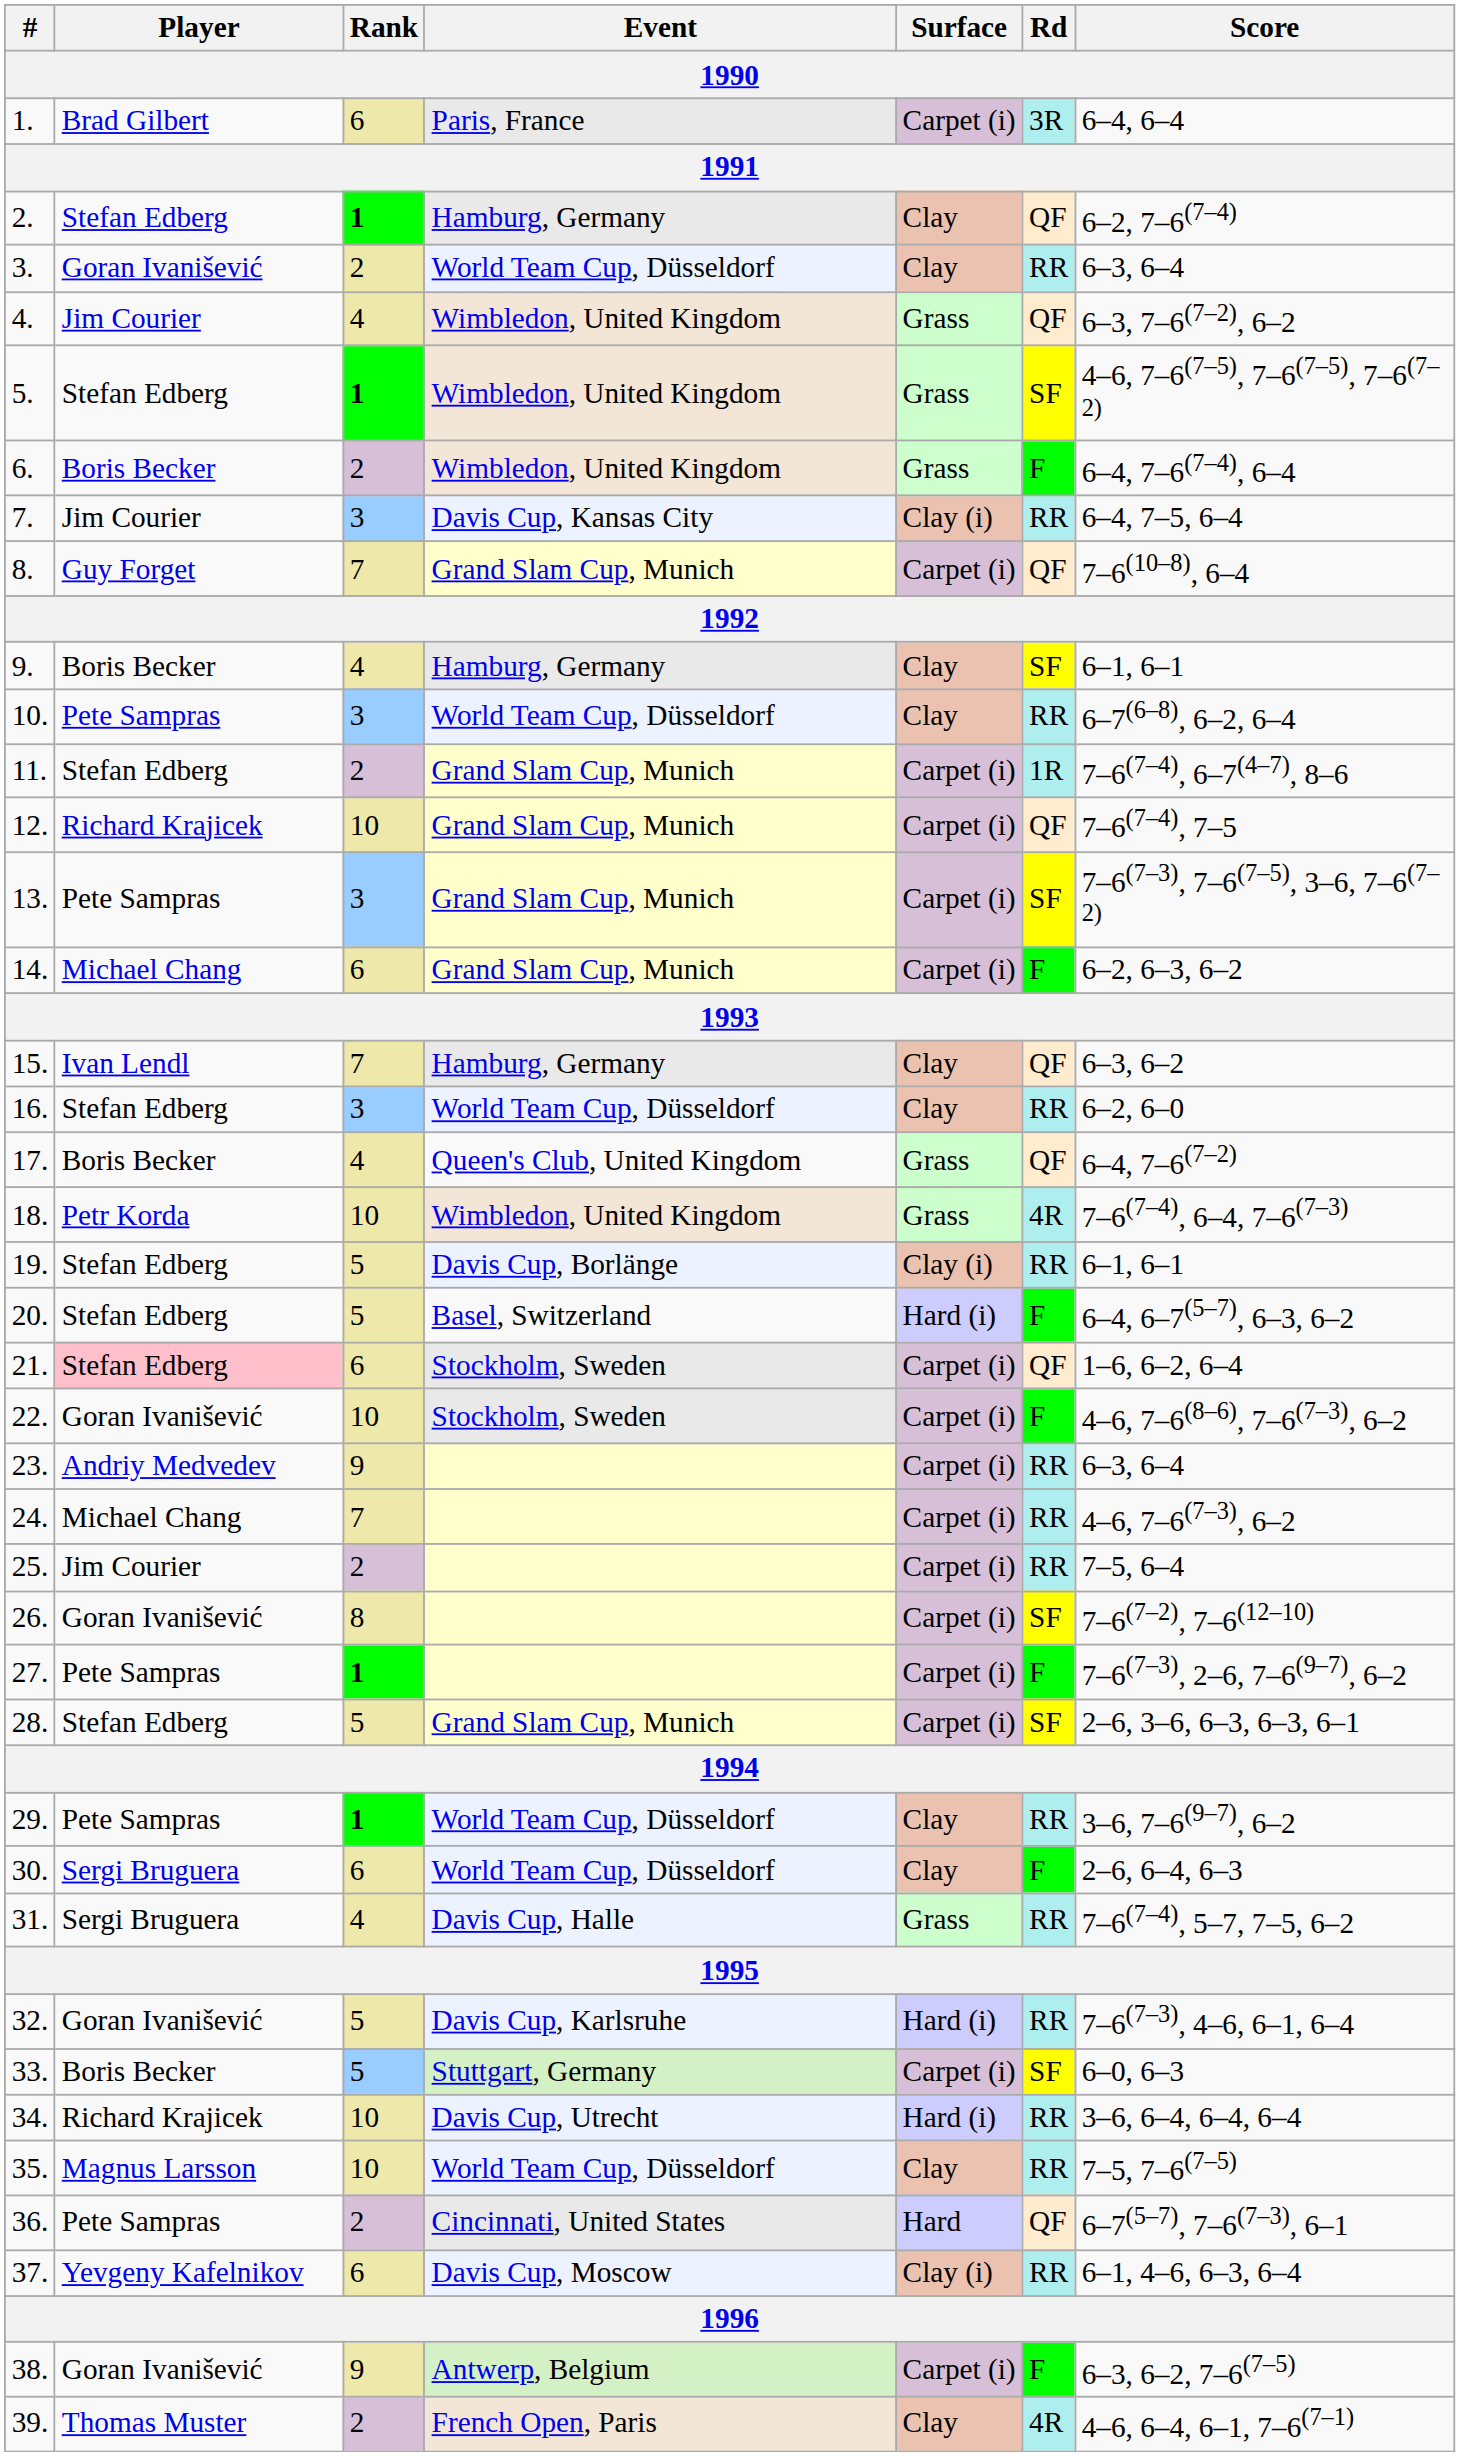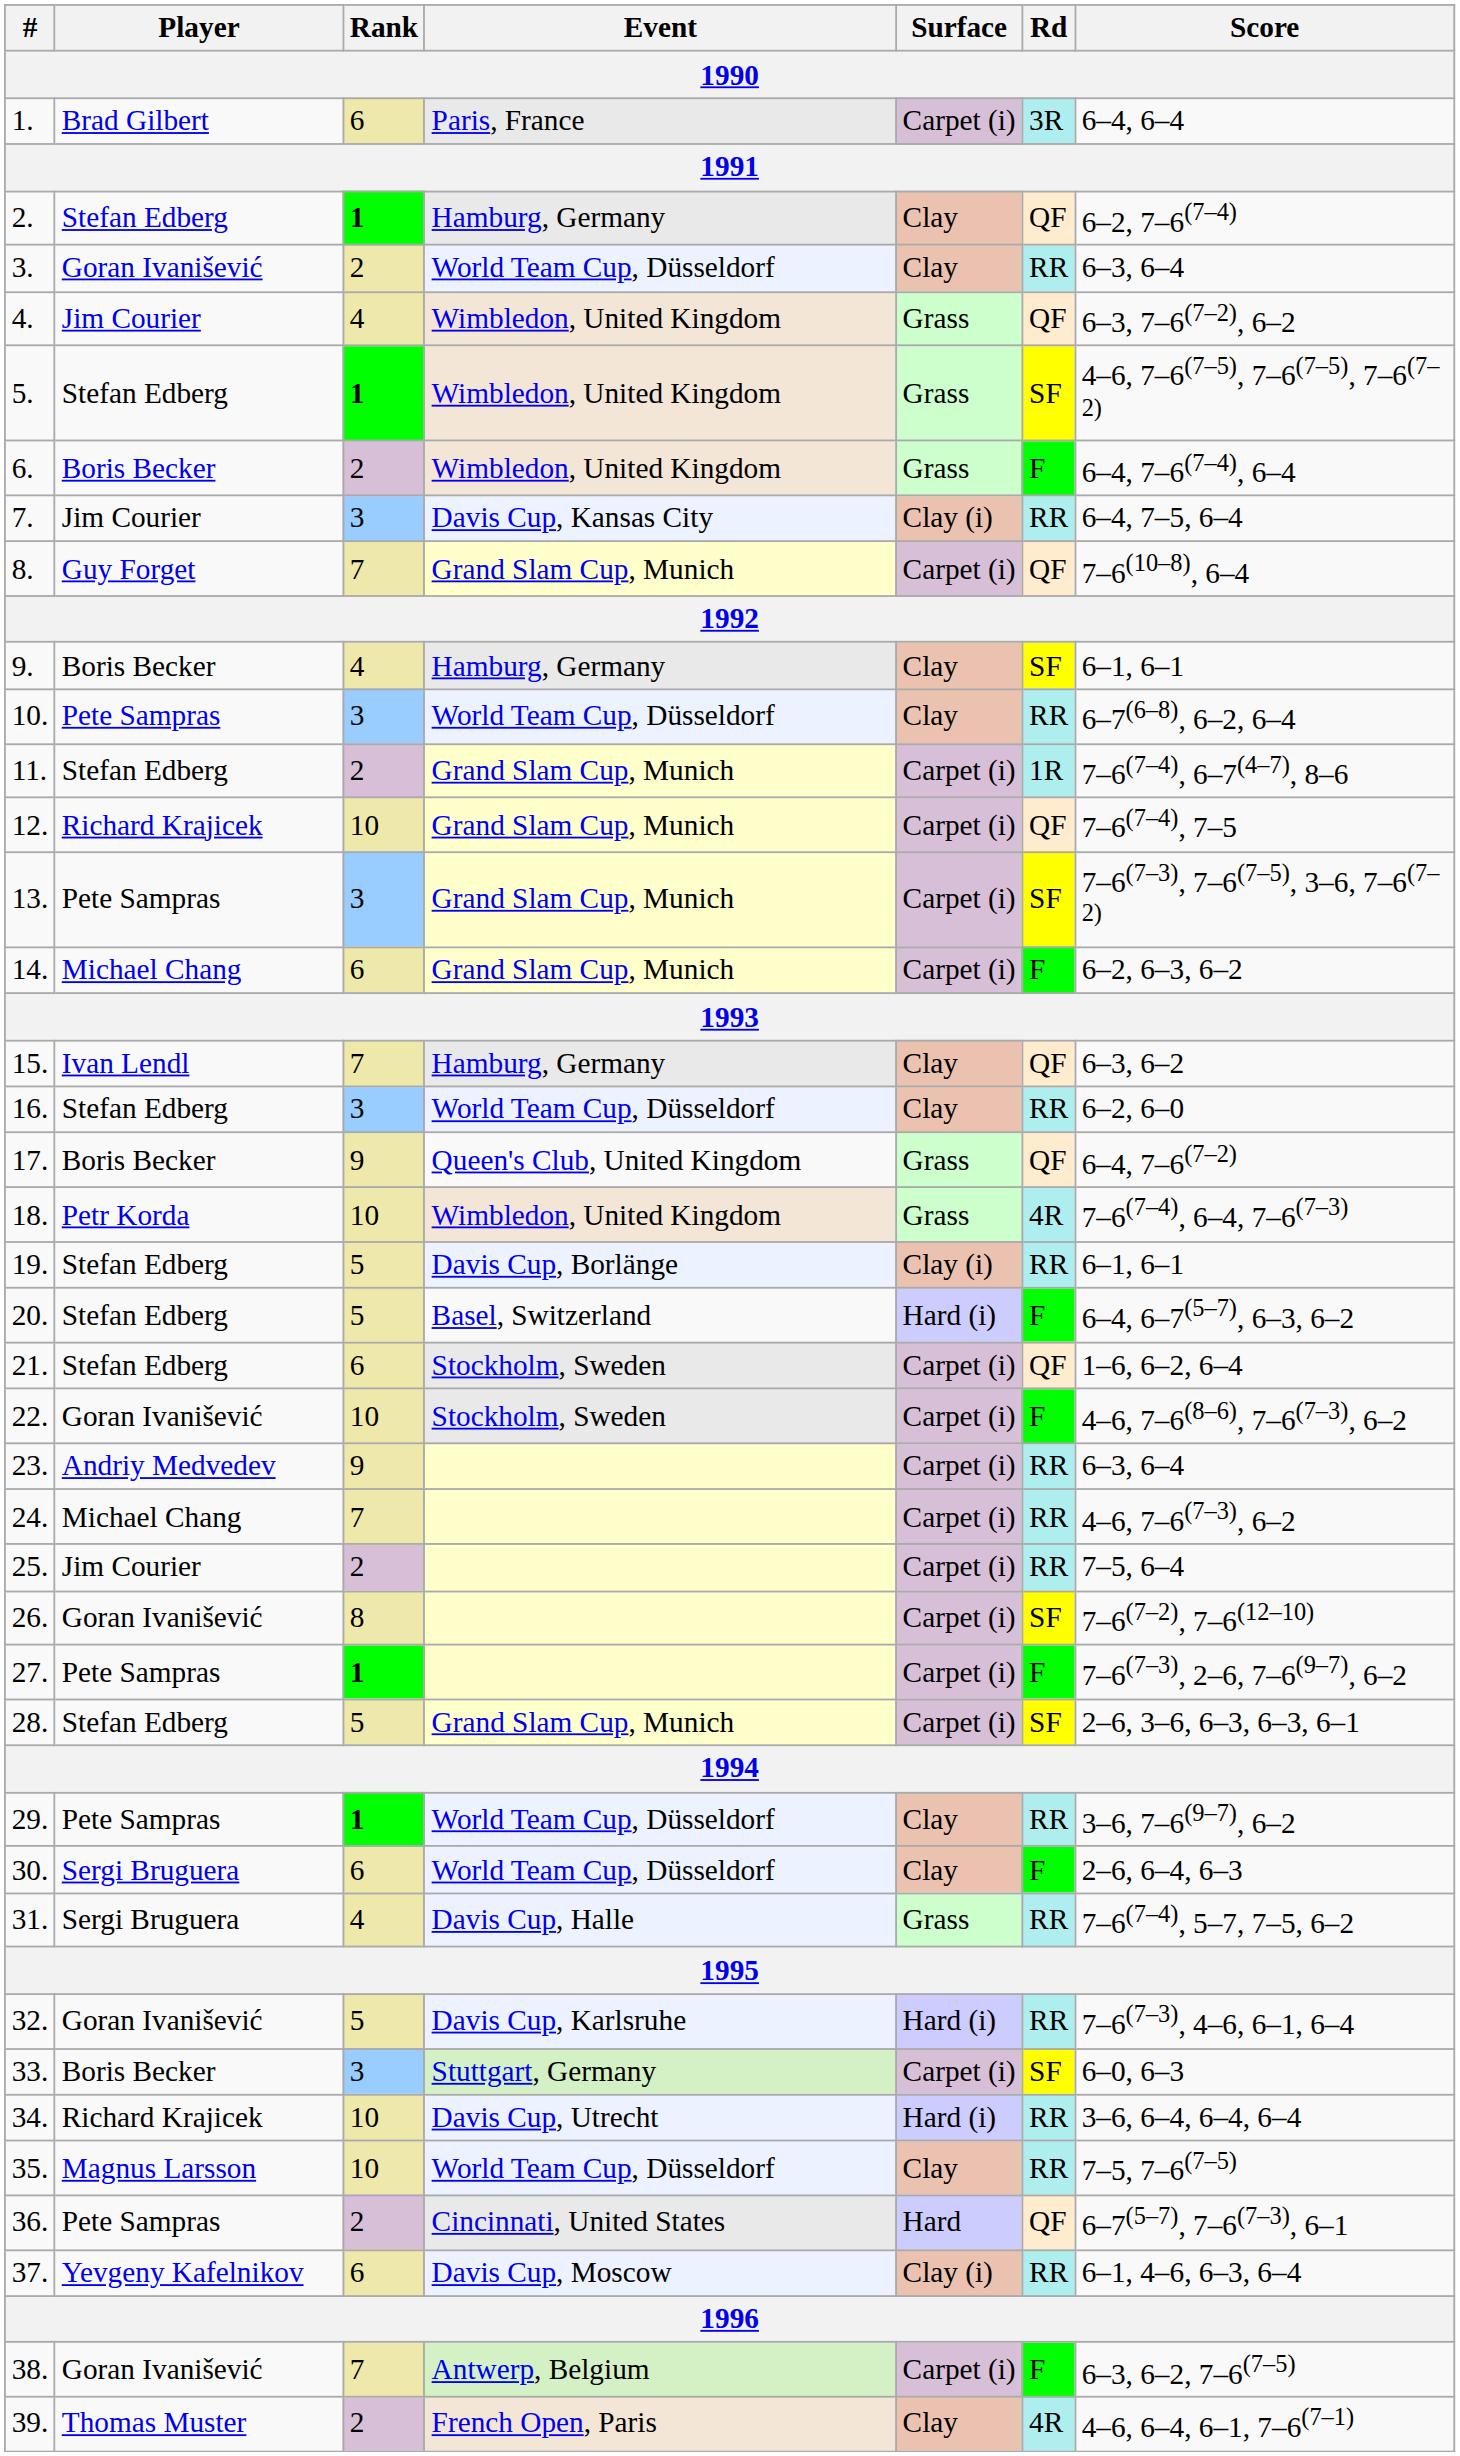(357, 1159) 4 -> (357, 1159) 9
(145, 1365) pink background -> (145, 1365) no background
(357, 2070) 5 -> (357, 2070) 3
(357, 2369) 9 -> (357, 2369) 7
